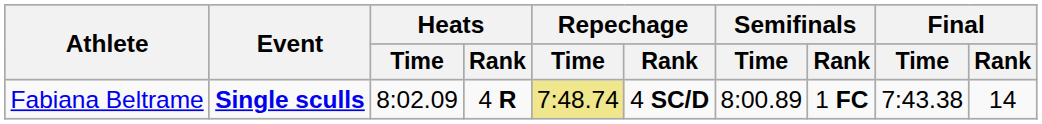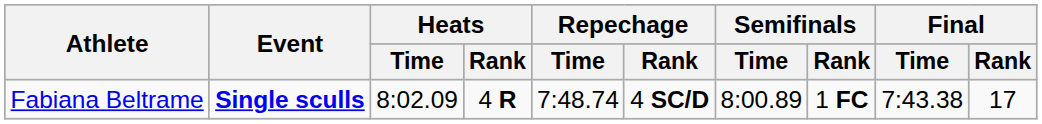(578, 100) khaki background -> (578, 100) no background
(1003, 100) 14 -> (1003, 100) 17
